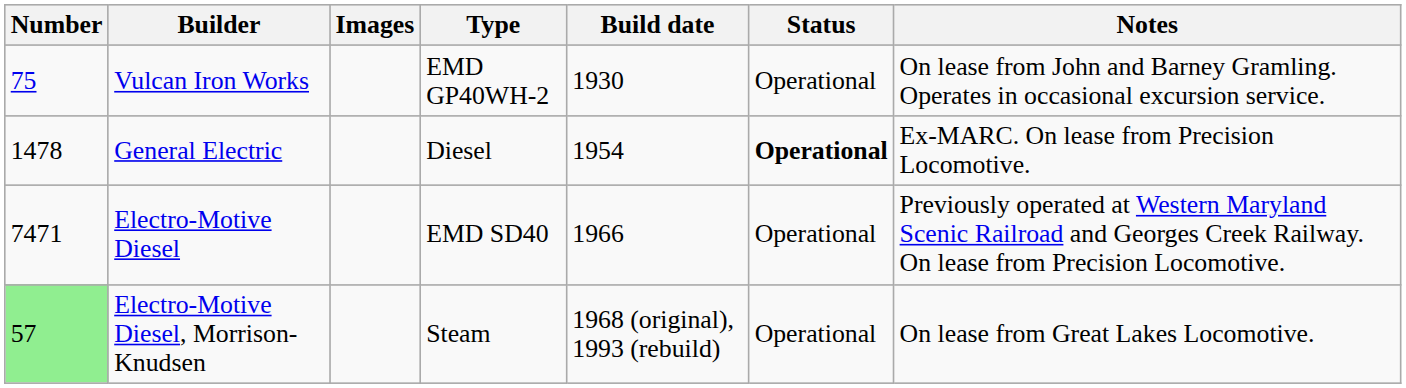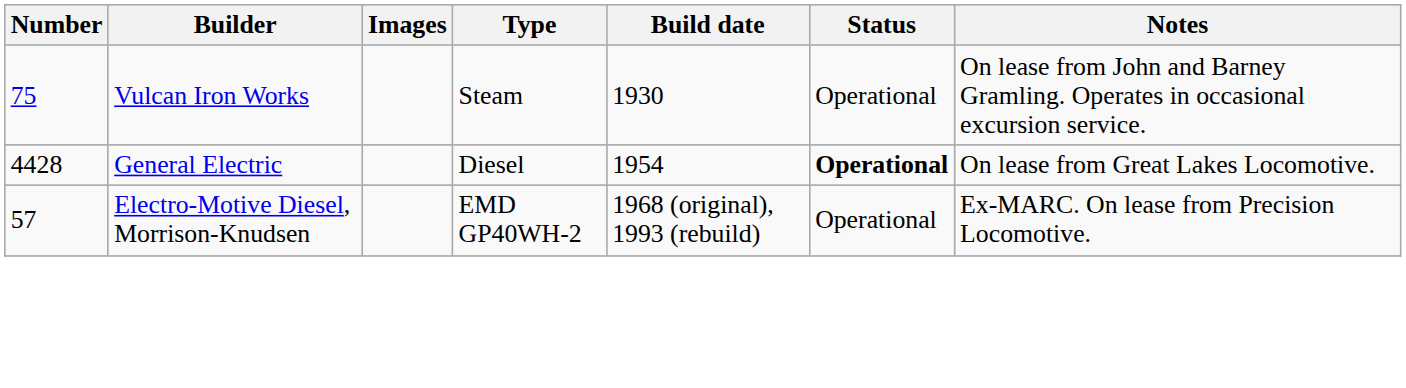(488, 80) EMD GP40WH-2 -> (491, 94) Steam
(37, 150) 1478 -> (37, 164) 4428
(1087, 150) Ex-MARC. On lease from Precision Locomotive. -> (1168, 164) On lease from Great Lakes Locomotive.
- row: (193, 234)
(24, 333) lightgreen background -> (24, 219) no background
(458, 333) Steam -> (520, 219) EMD GP40WH-2
(1107, 333) On lease from Great Lakes Locomotive. -> (1147, 219) Ex-MARC. On lease from Precision Locomotive.
